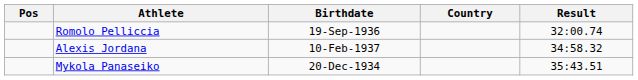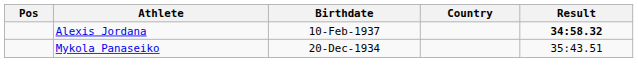- row: (108, 31)
(577, 48) normal -> (577, 31) bold
